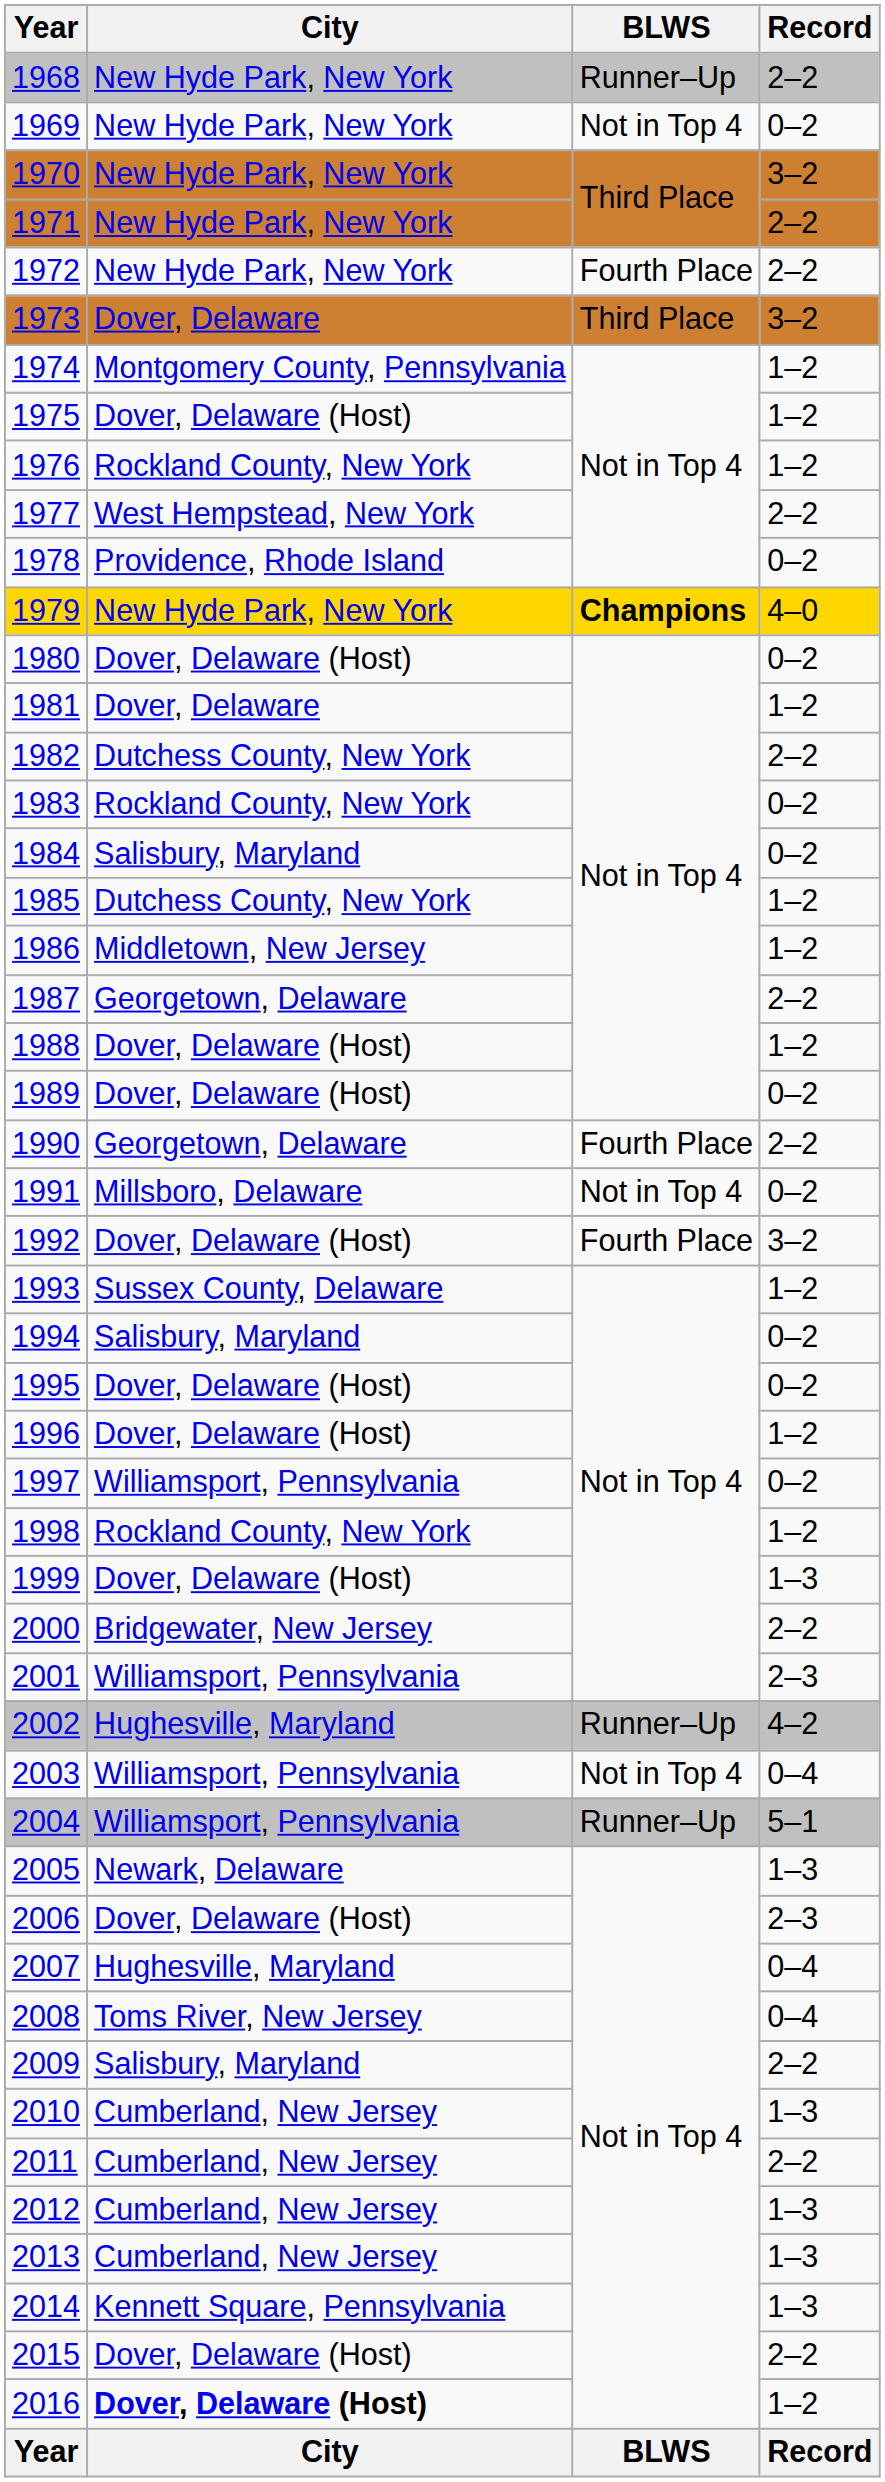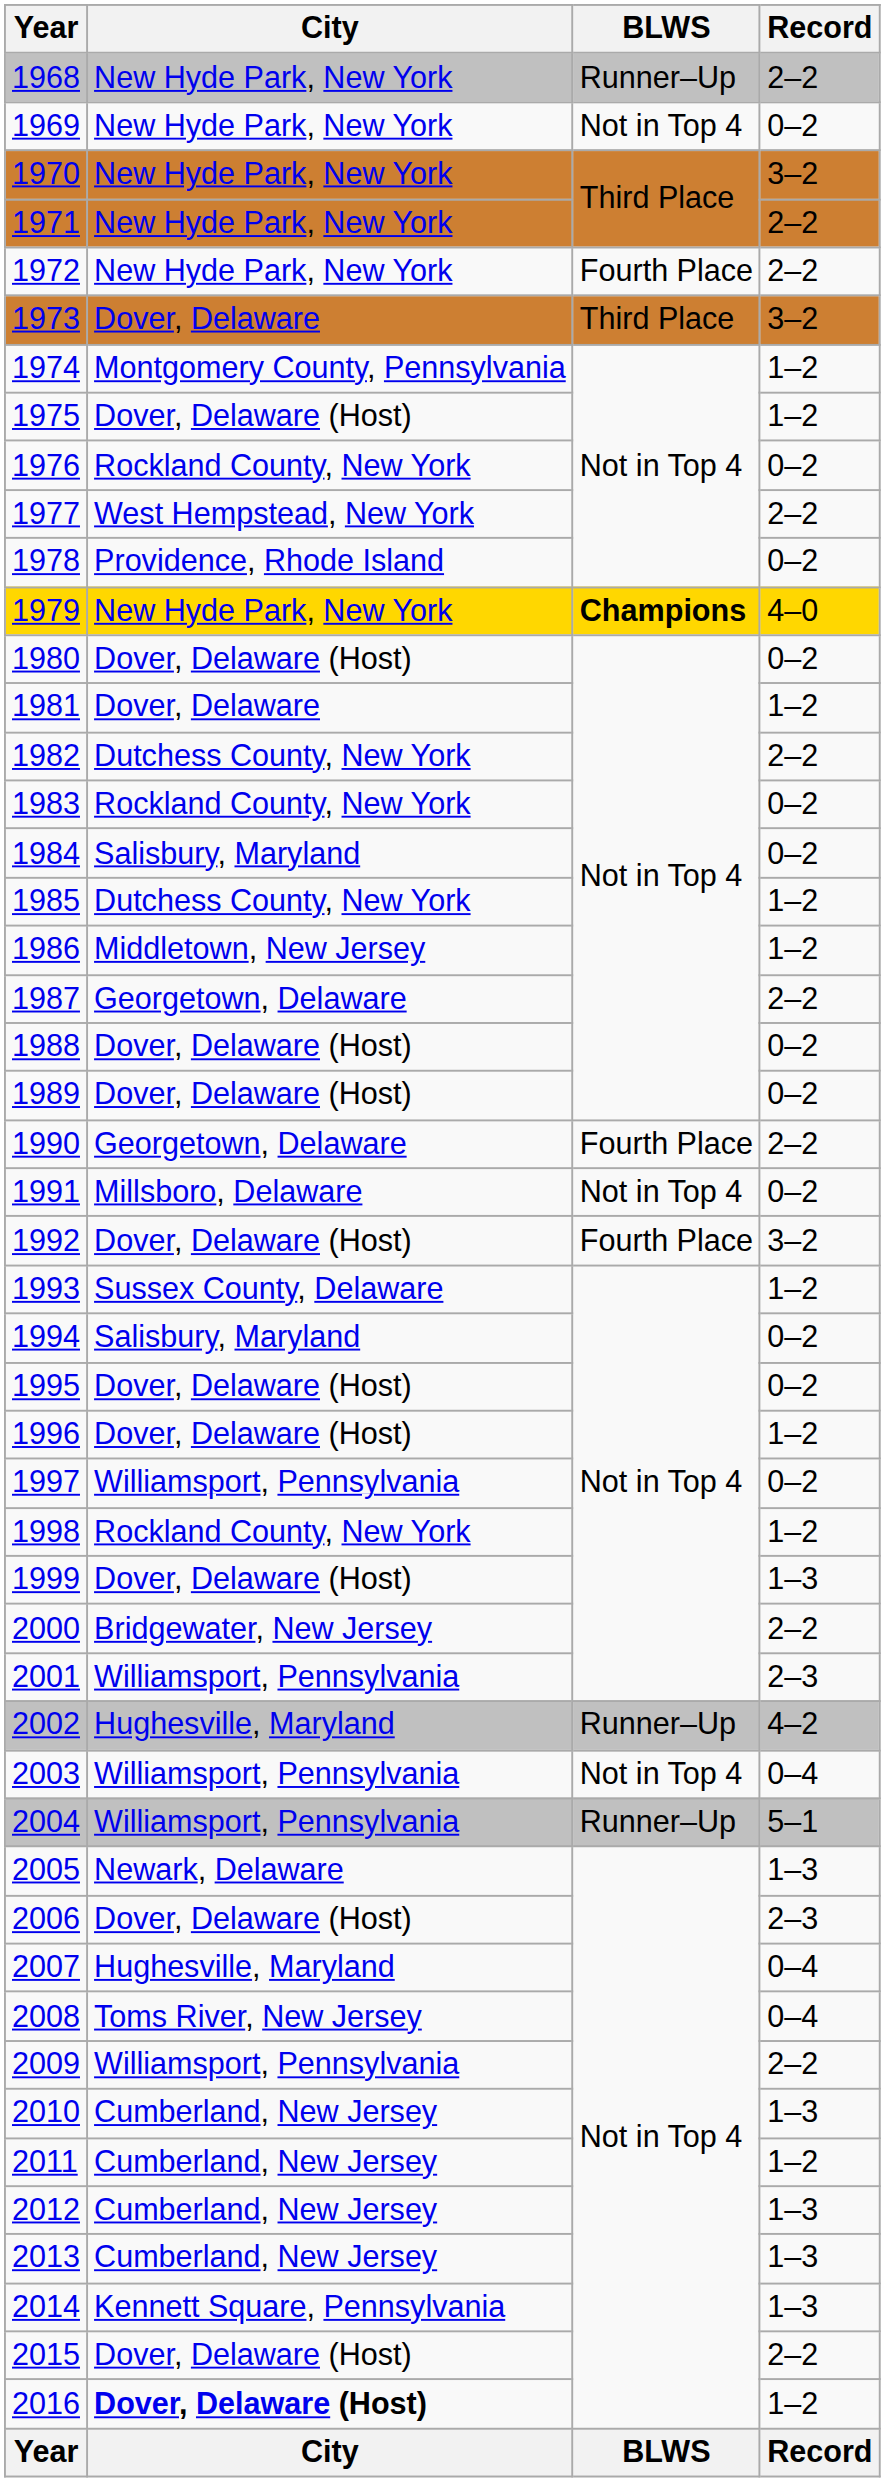(793, 464) 1–2 -> (793, 464) 0–2
(793, 1046) 1–2 -> (793, 1046) 0–2
(227, 2064) Salisbury, Maryland -> (277, 2064) Williamsport, Pennsylvania
(793, 2161) 2–2 -> (793, 2161) 1–2
